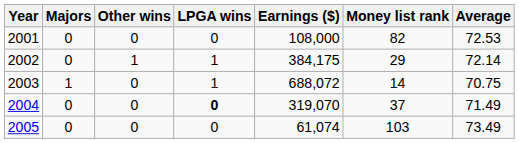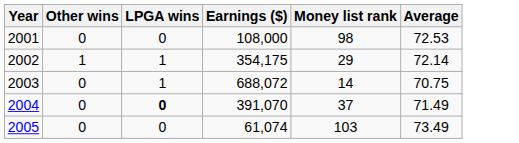- column: (69, 16)
(398, 38) 82 -> (346, 38) 98
(314, 61) 384,175 -> (262, 61) 354,175
(314, 105) 319,070 -> (262, 105) 391,070
